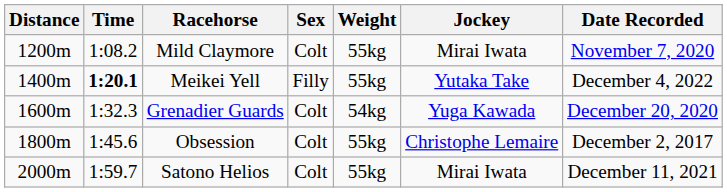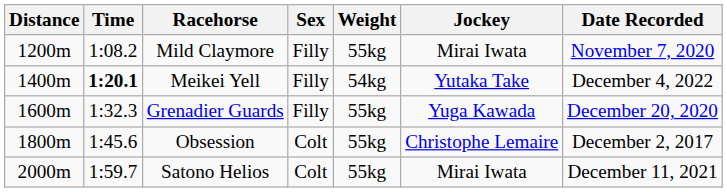(311, 50) Colt -> (311, 50) Filly
(367, 80) 55kg -> (367, 80) 54kg
(311, 111) Colt -> (311, 111) Filly
(367, 111) 54kg -> (367, 111) 55kg
